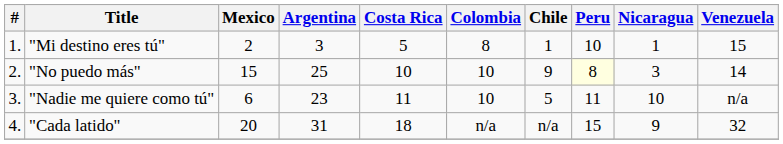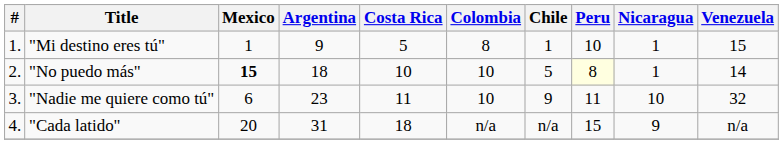(248, 44) 2 -> (248, 44) 1
(319, 44) 3 -> (319, 44) 9
(248, 71) normal -> (248, 71) bold
(319, 71) 25 -> (319, 71) 18
(548, 71) 9 -> (548, 71) 5
(656, 71) 3 -> (656, 71) 1
(548, 98) 5 -> (548, 98) 9
(738, 98) n/a -> (738, 98) 32
(738, 125) 32 -> (738, 125) n/a
